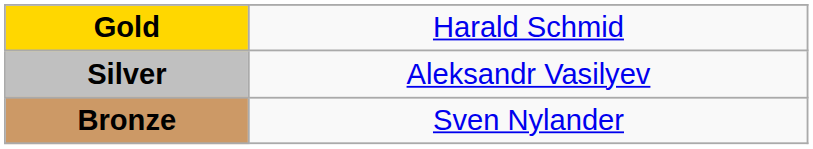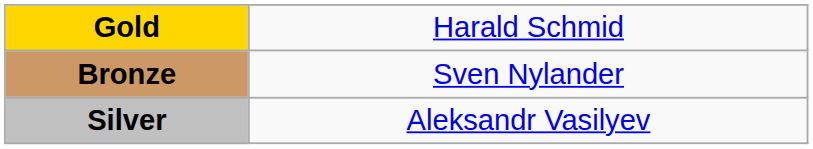rows swapped: (127, 73) <-> (127, 119)
